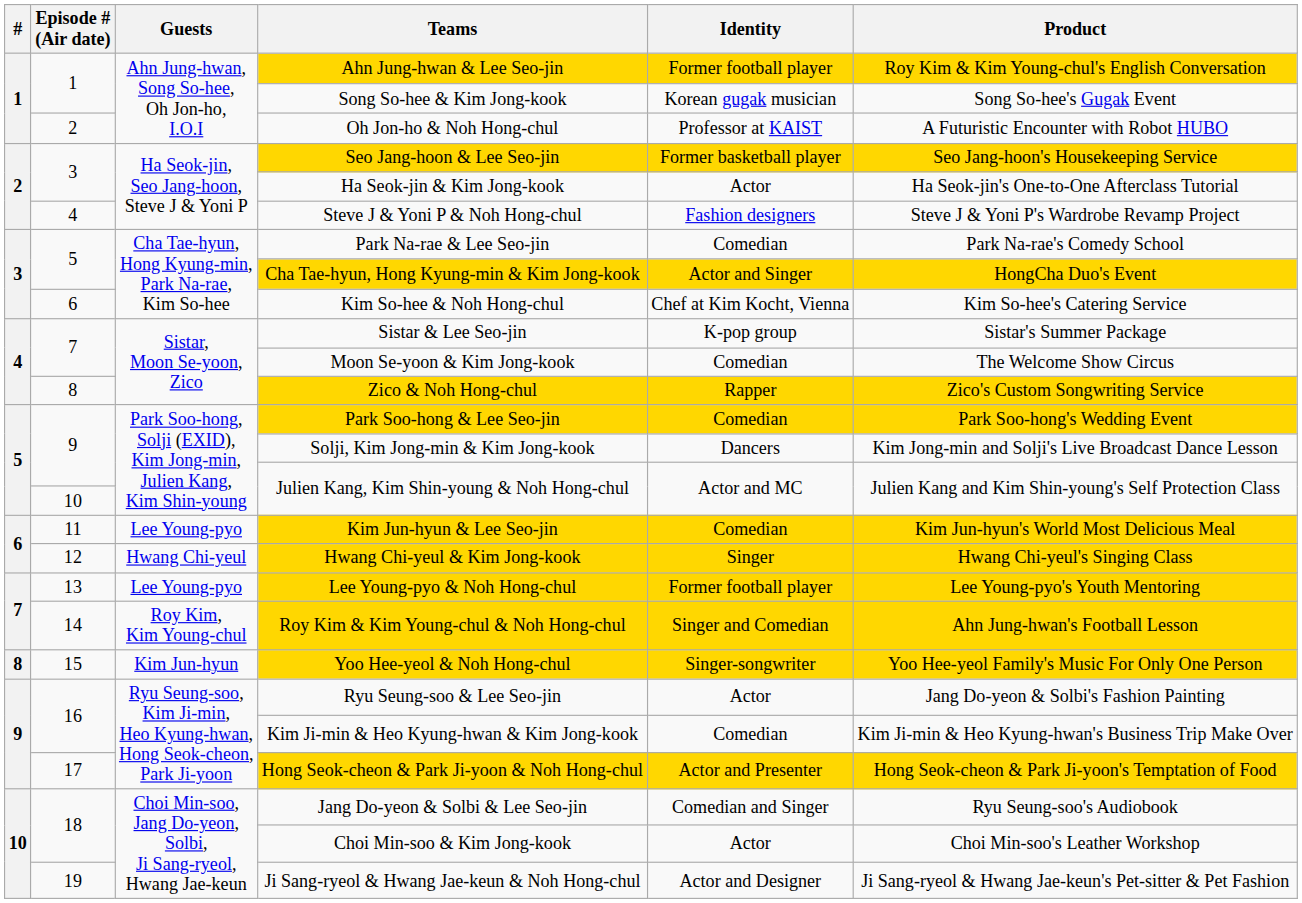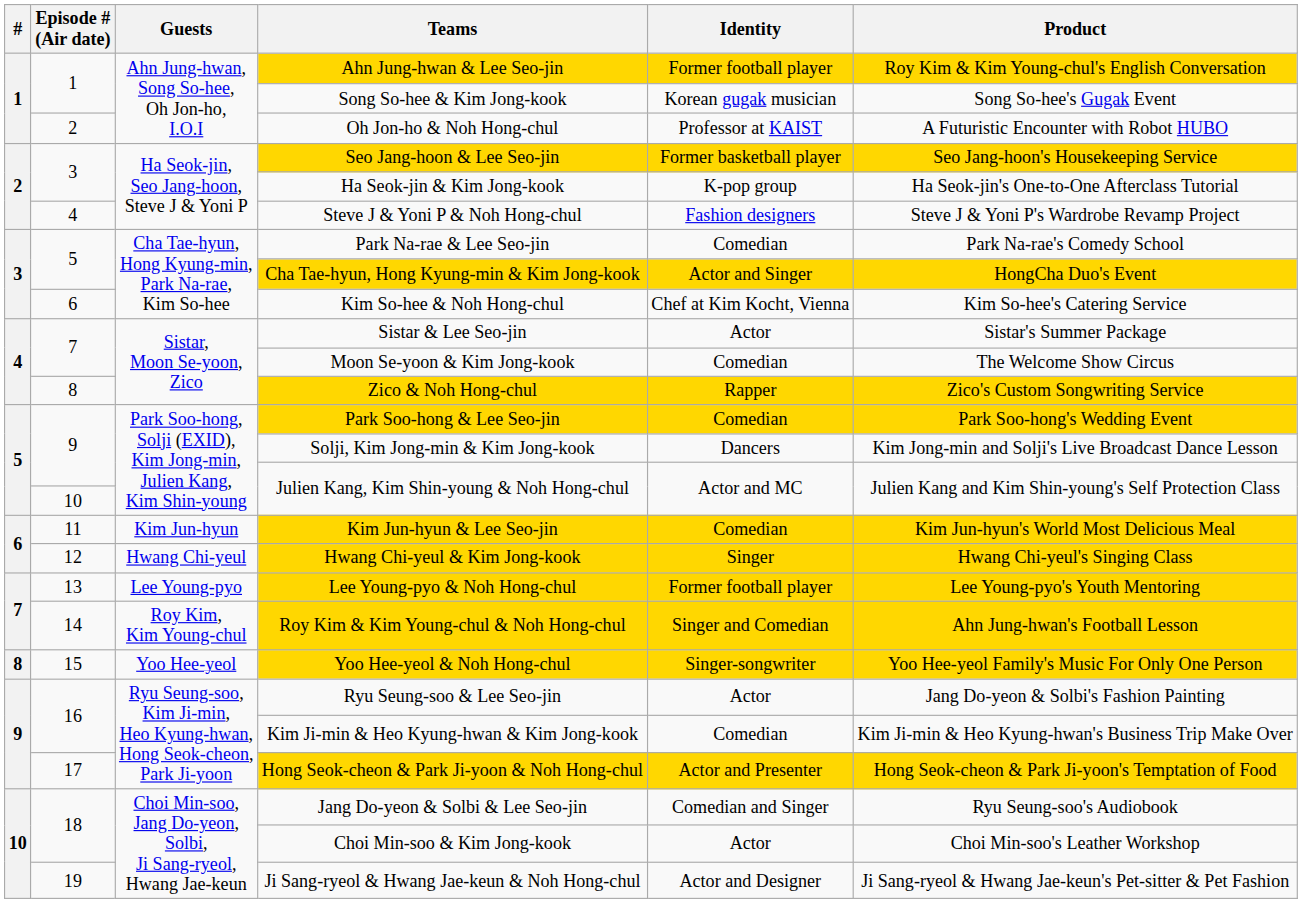(750, 186) Actor -> (750, 186) K-pop group
(750, 333) K-pop group -> (750, 333) Actor
(186, 529) Lee Young-pyo -> (186, 529) Kim Jun-hyun
(186, 664) Kim Jun-hyun -> (186, 664) Yoo Hee-yeol
